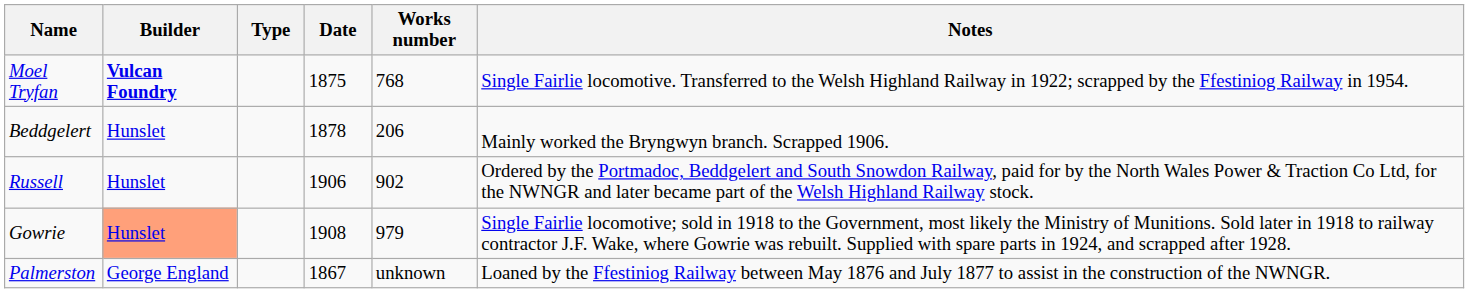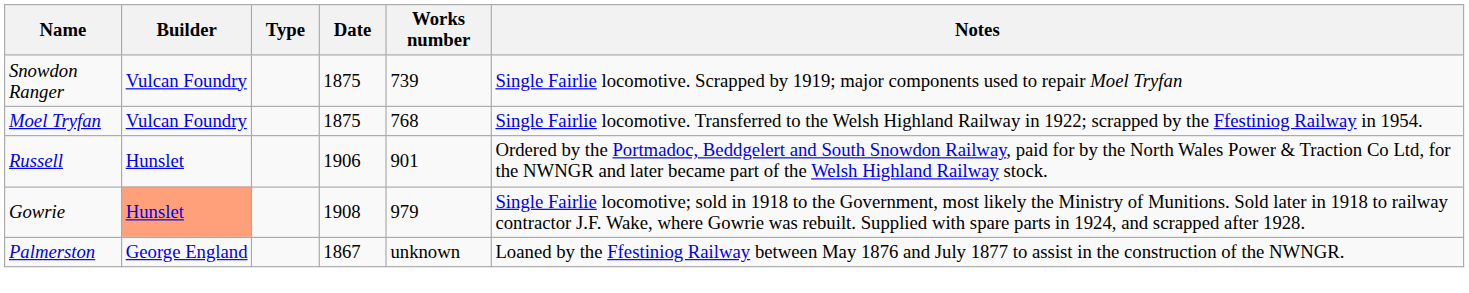+ row: (43, 80)
(142, 80) bold -> (186, 120) normal
- row: (50, 131)
(390, 182) 902 -> (404, 161) 901
